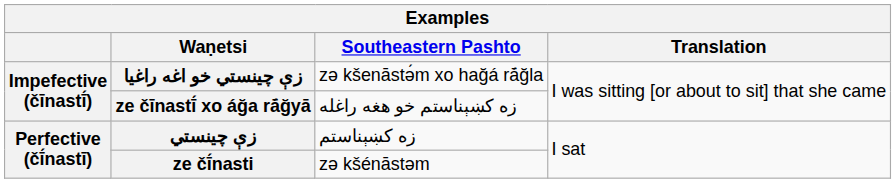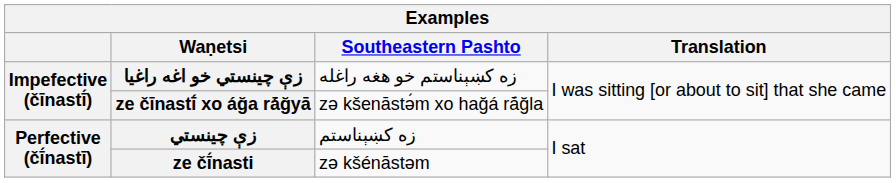(431, 76) zə kšenāstə́m xo hağá rā́ğla -> (418, 76) زه کښېناستم خو هغه راغله
(418, 106) زه کښېناستم خو هغه راغله -> (431, 105) zə kšenāstə́m xo hağá rā́ğla
